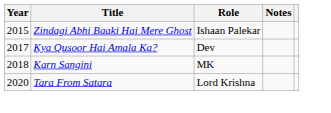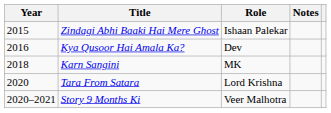(18, 47) 2017 -> (18, 47) 2016
+ row: (101, 99)
